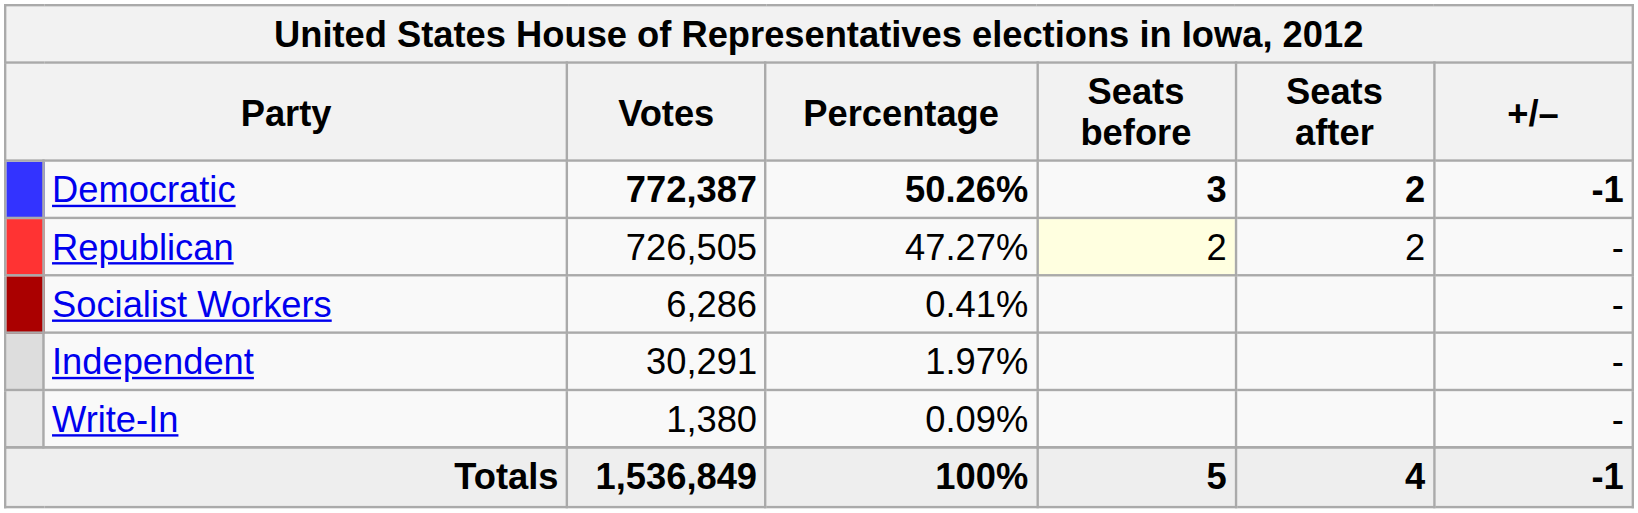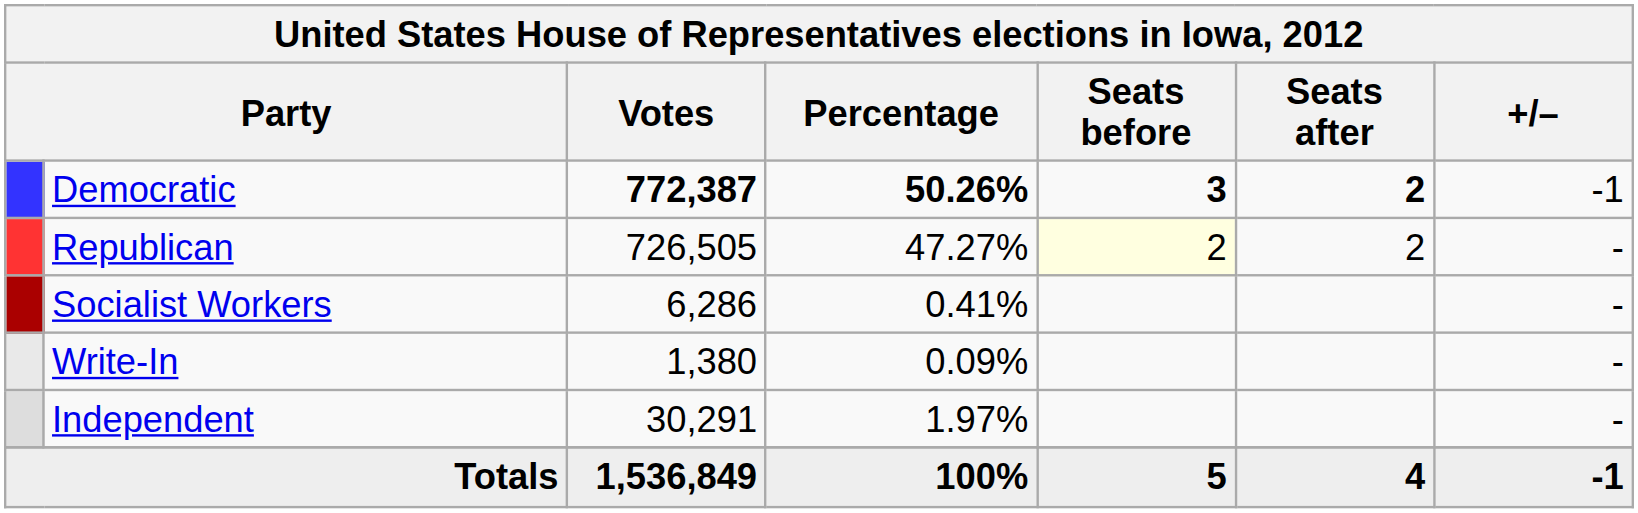(1608, 190) bold -> (1608, 190) normal
rows swapped: (153, 362) <-> (115, 420)
